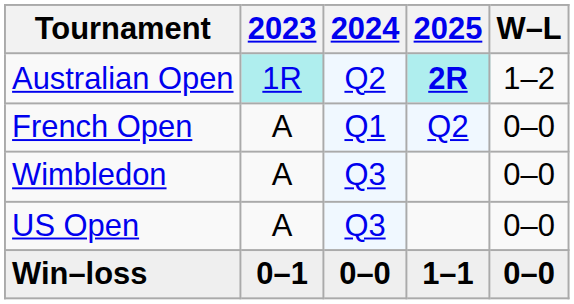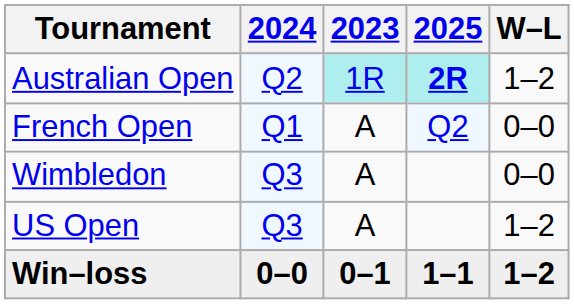columns swapped: (282, 28) <-> (365, 28)
(529, 224) 0–0 -> (529, 224) 1–2
(529, 273) 0–0 -> (529, 273) 1–2
